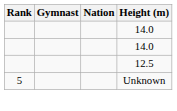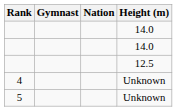+ row: (19, 81)
